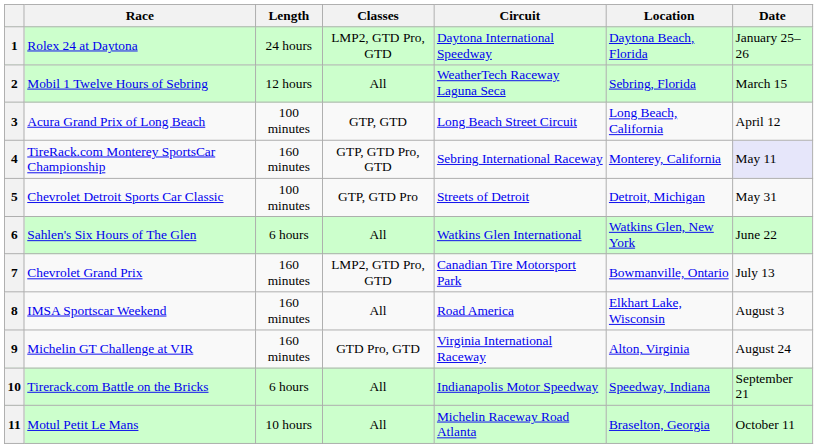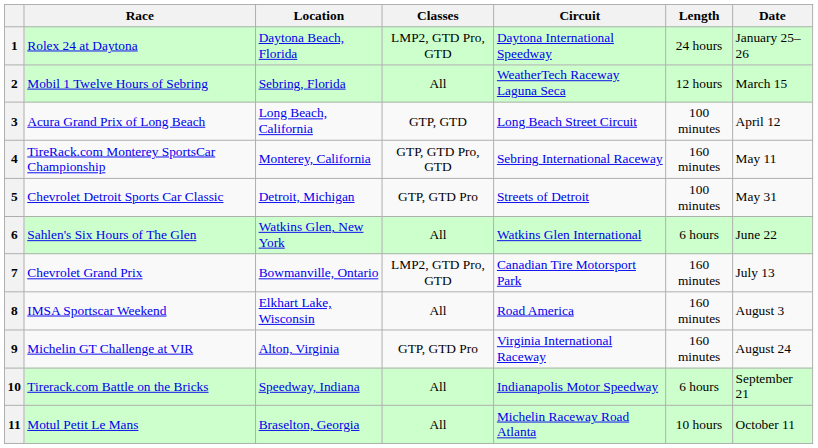columns swapped: (289, 15) <-> (669, 15)
(756, 159) lavender background -> (756, 159) no background
(378, 349) GTD Pro, GTD -> (438, 349) GTP, GTD Pro
